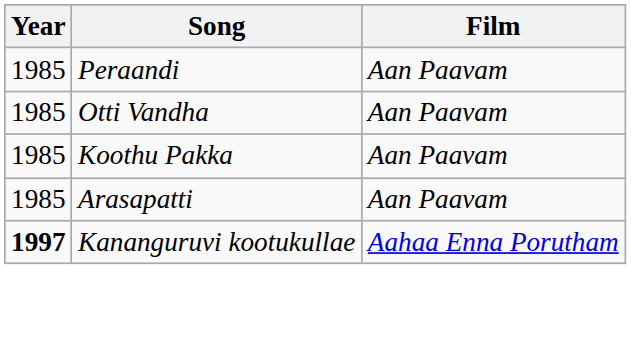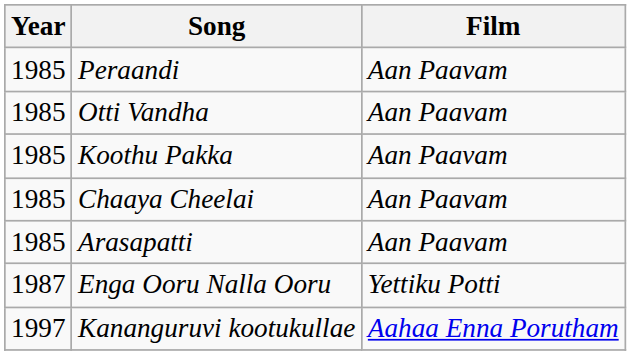+ row: (166, 198)
+ row: (205, 284)
(38, 241) bold -> (38, 328) normal
